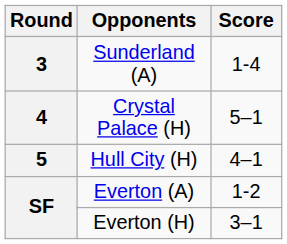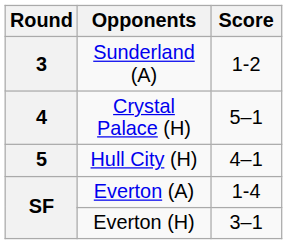(246, 63) 1-4 -> (246, 63) 1-2
(246, 191) 1-2 -> (246, 191) 1-4
